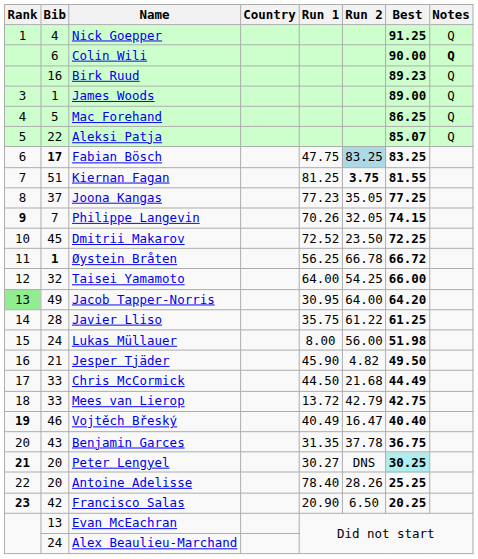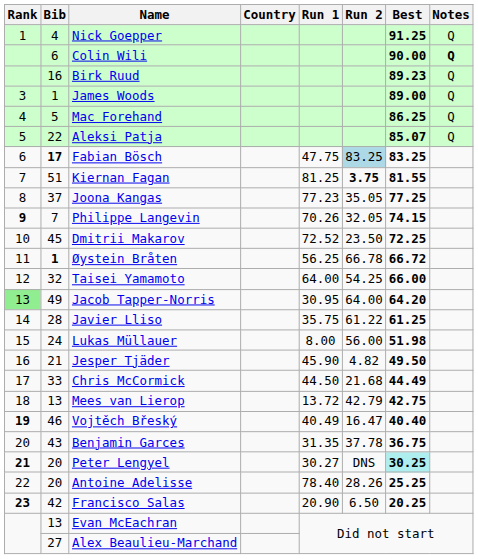(55, 401) 33 -> (55, 401) 13
(55, 543) 24 -> (55, 543) 27
